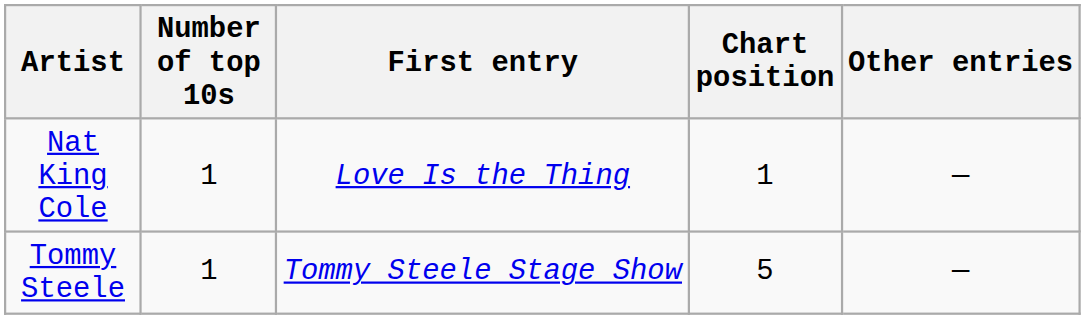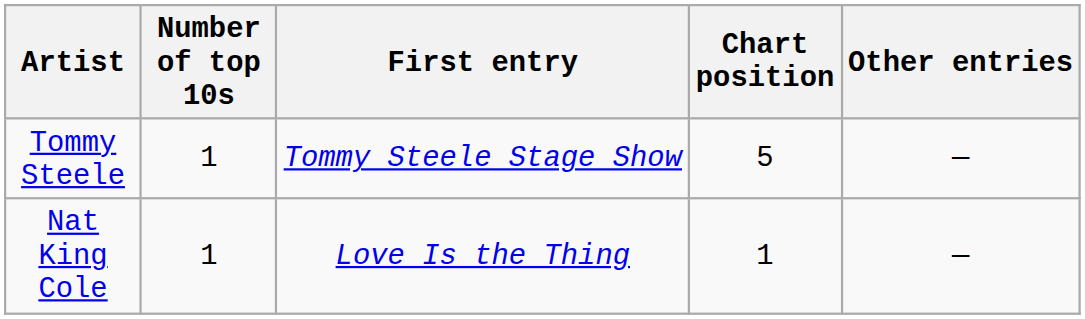rows swapped: (73, 273) <-> (73, 176)
